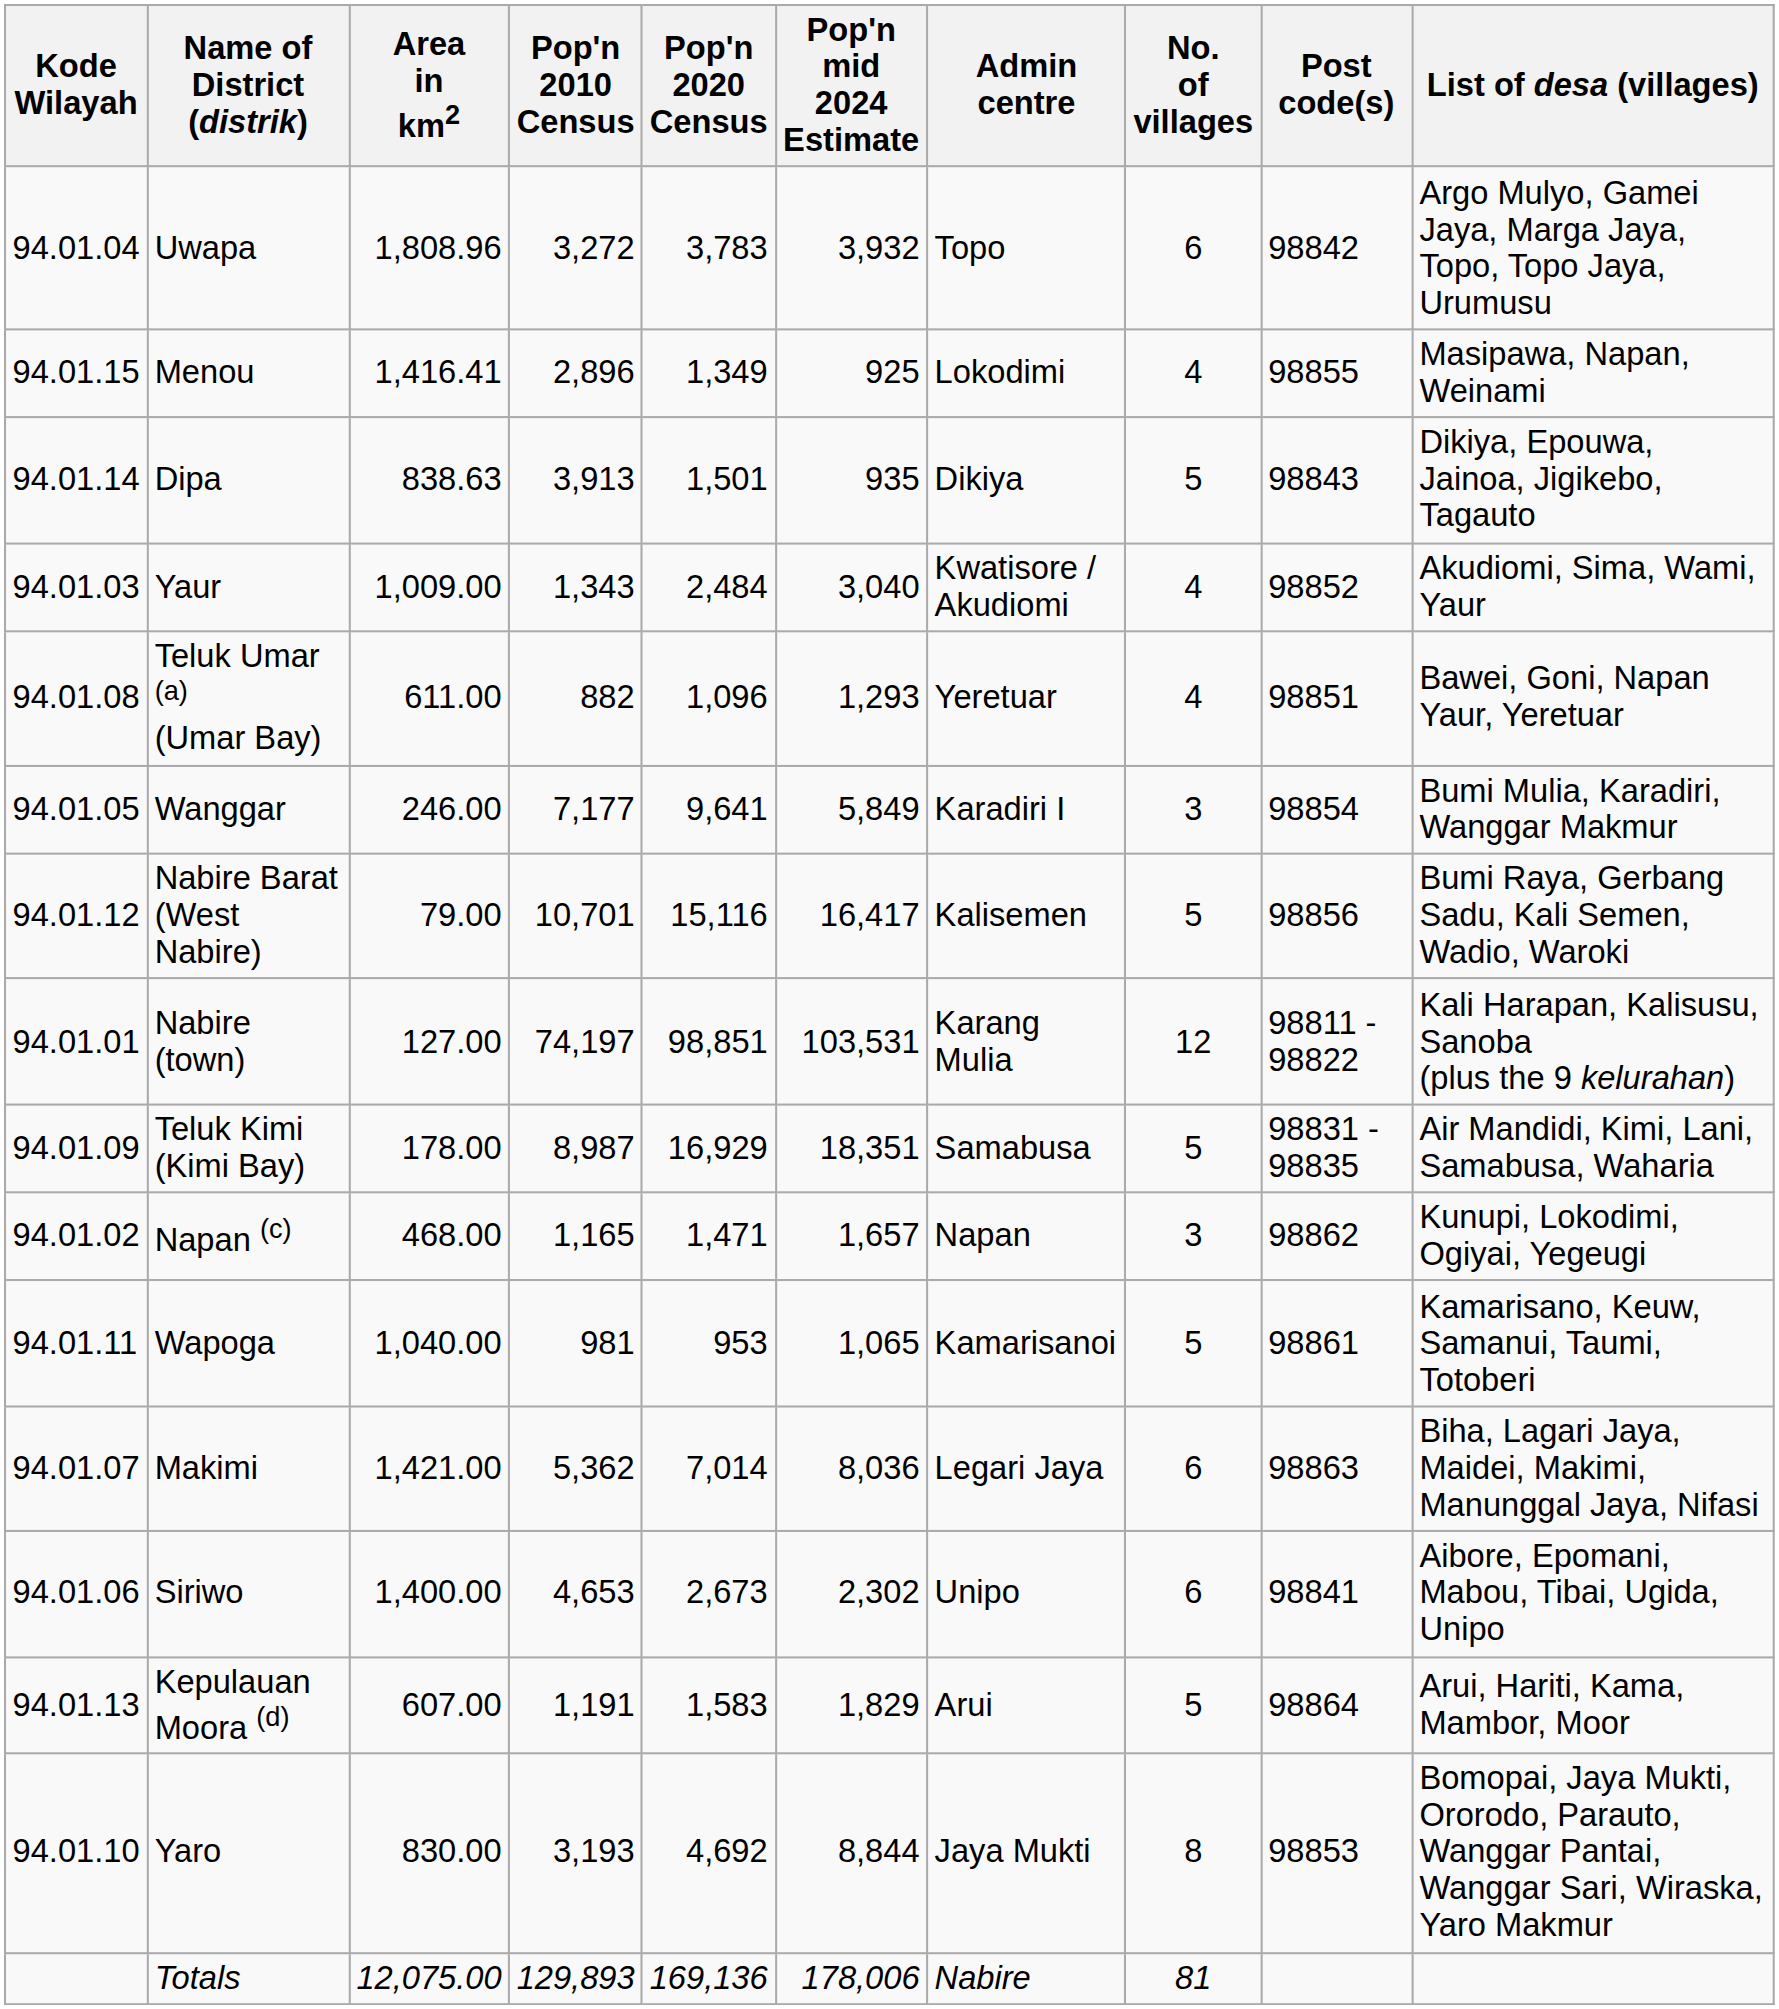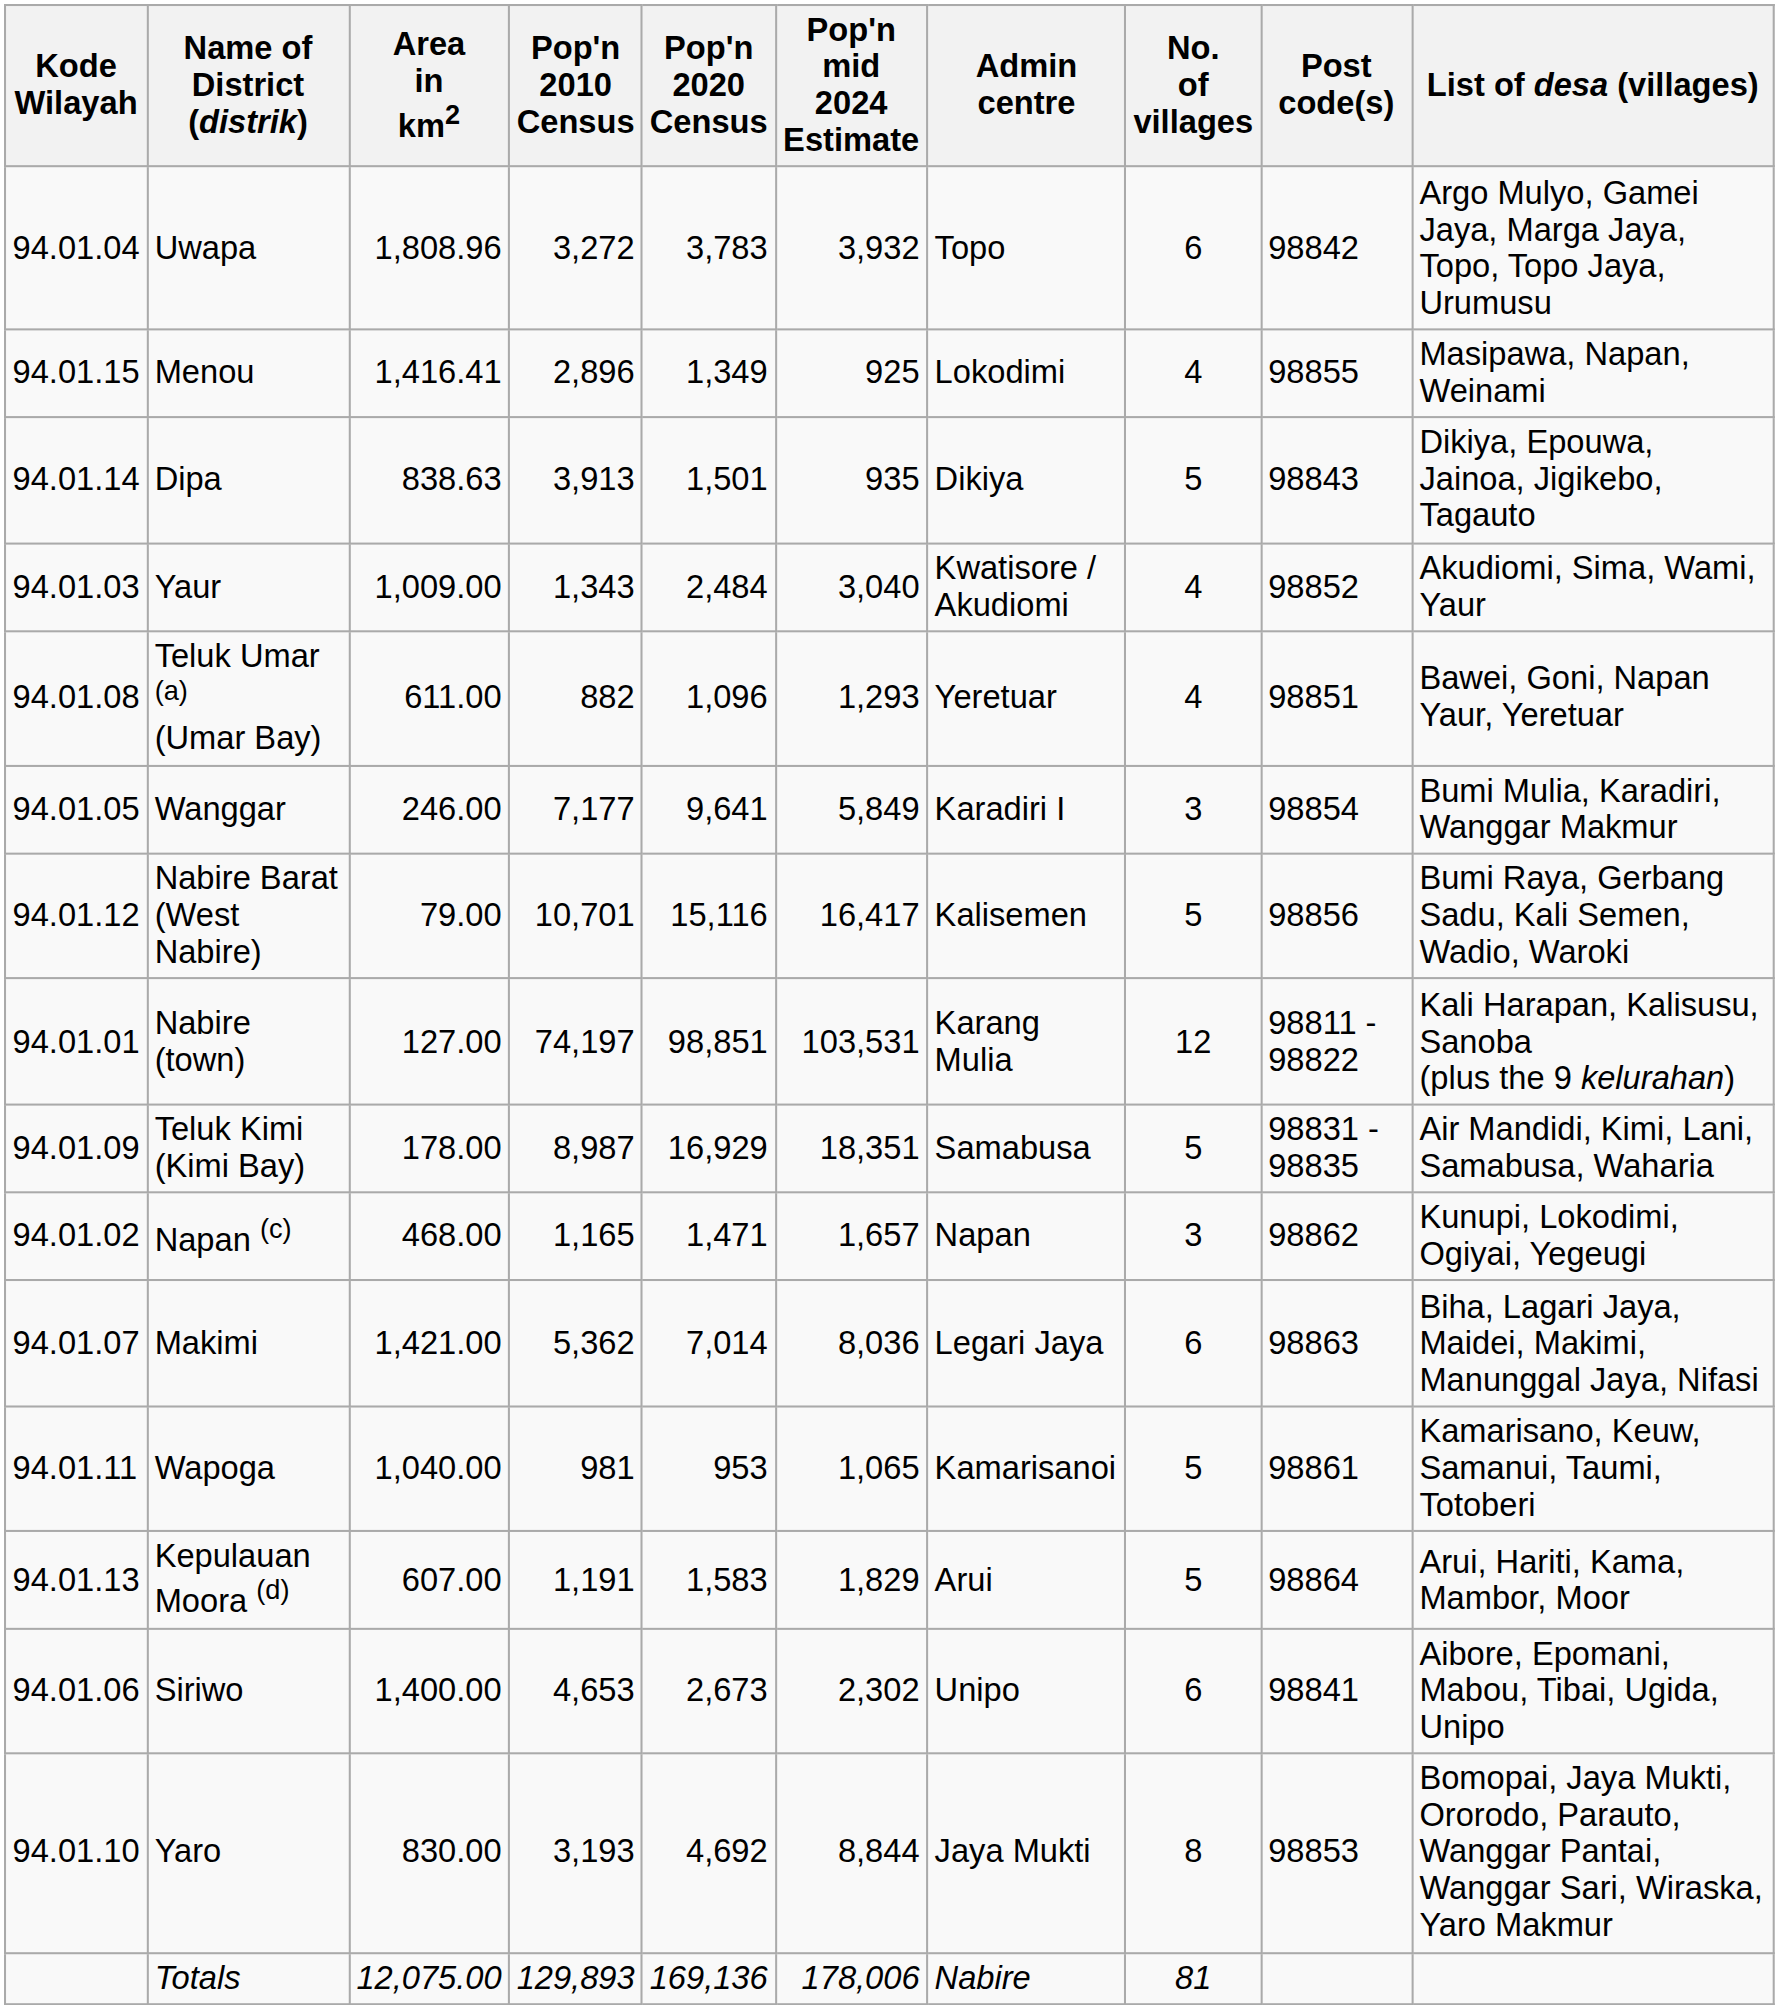rows swapped: (206, 1468) <-> (215, 1343)
rows swapped: (233, 1704) <-> (199, 1593)
